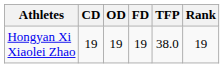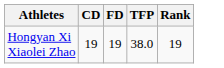- column: (116, 15)
